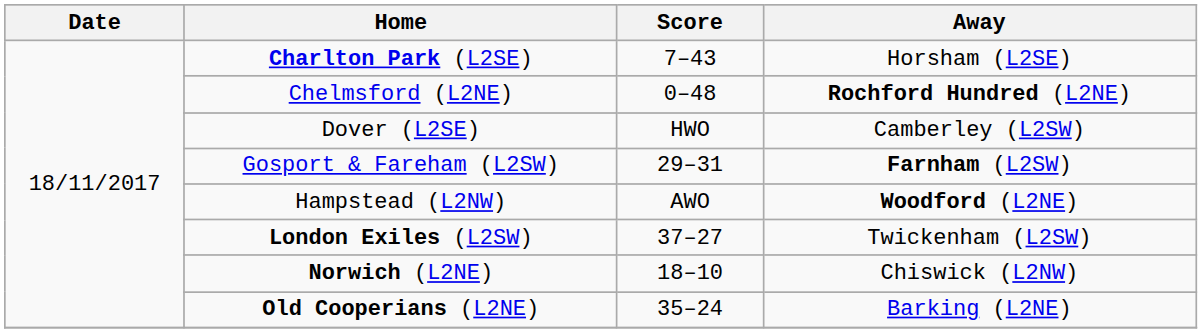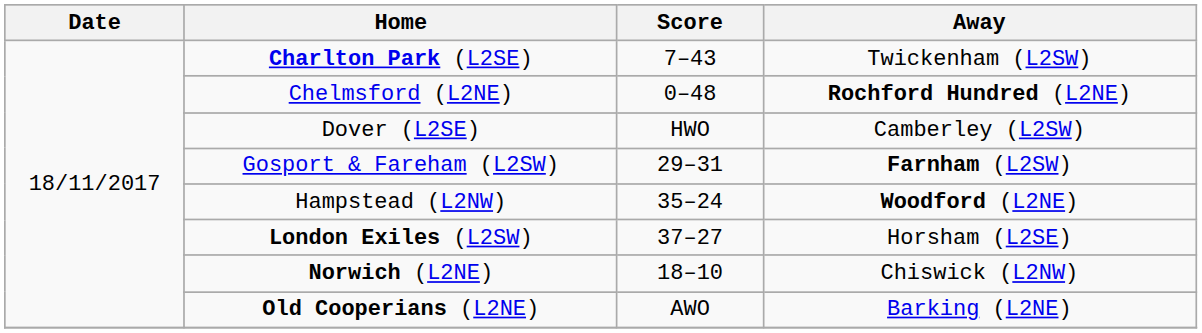(979, 59) Horsham (L2SE) -> (979, 59) Twickenham (L2SW)
(690, 202) AWO -> (690, 202) 35–24
(979, 238) Twickenham (L2SW) -> (979, 238) Horsham (L2SE)
(690, 309) 35–24 -> (690, 309) AWO
